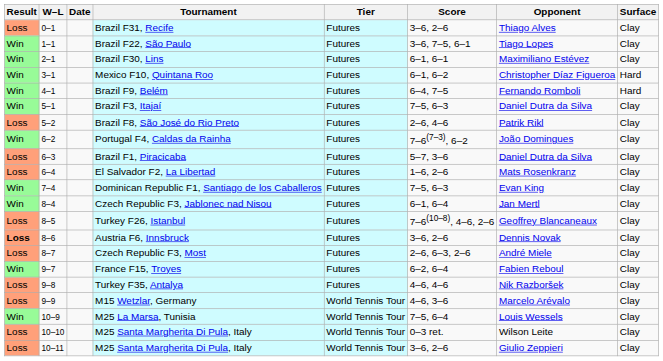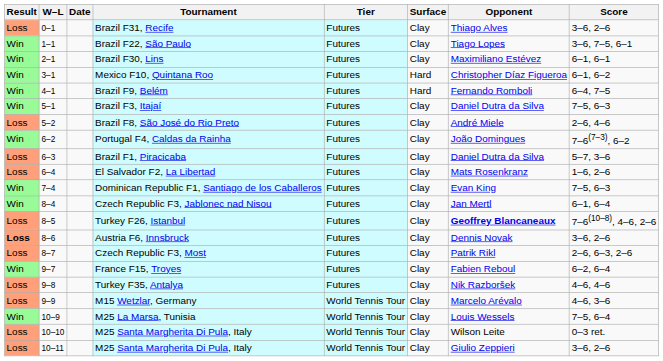columns swapped: (638, 12) <-> (452, 12)
(521, 122) Patrik Rikl -> (477, 122) André Miele
(548, 220) normal -> (503, 220) bold
(525, 253) André Miele -> (473, 253) Patrik Rikl
